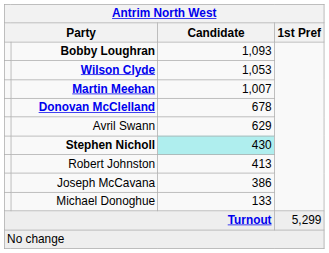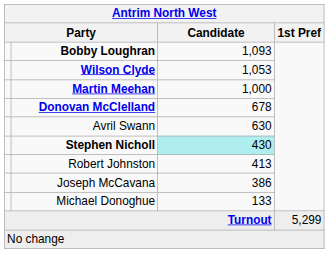(257, 88) 1,007 -> (257, 88) 1,000
(262, 126) 629 -> (262, 126) 630
